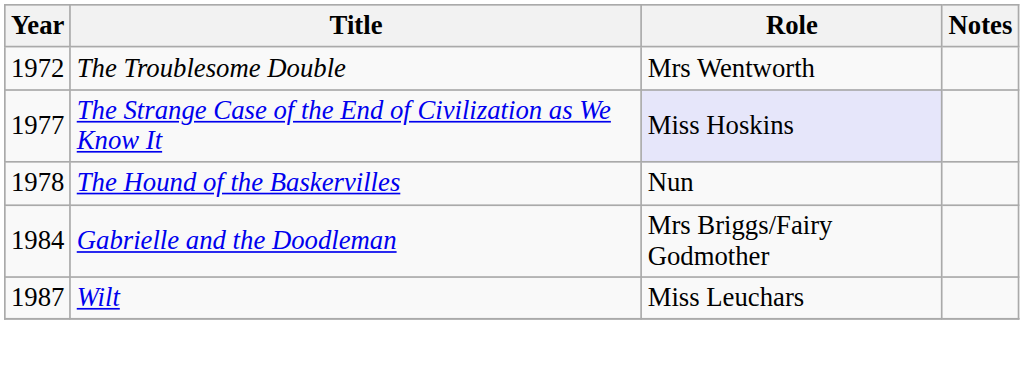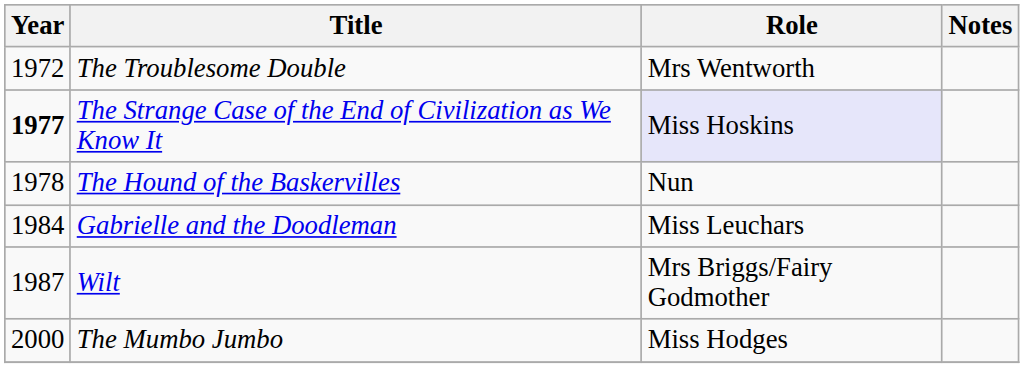(38, 125) normal -> (38, 125) bold
(740, 240) Mrs Briggs/Fairy Godmother -> (726, 225) Miss Leuchars
(726, 297) Miss Leuchars -> (740, 282) Mrs Briggs/Fairy Godmother
+ row: (180, 340)
